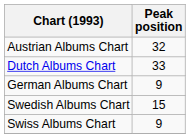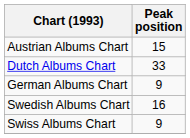(159, 47) 32 -> (159, 47) 15
(159, 104) 15 -> (159, 104) 16
